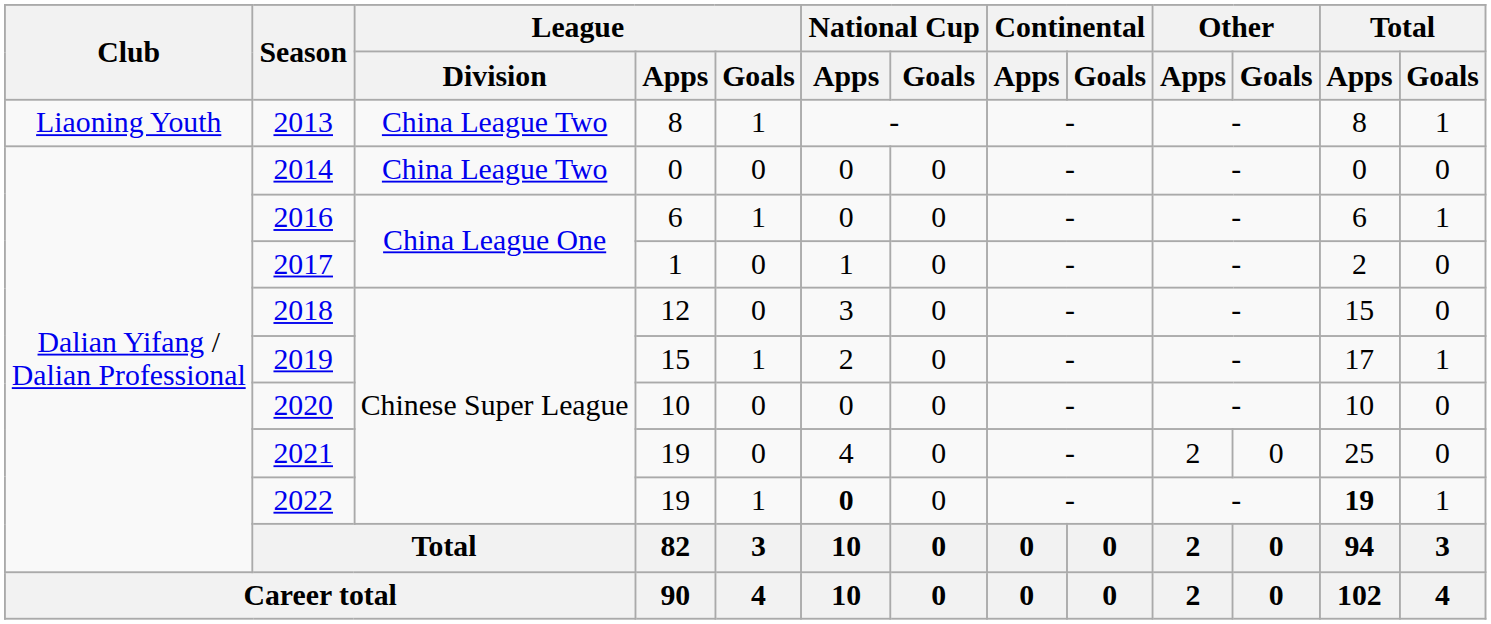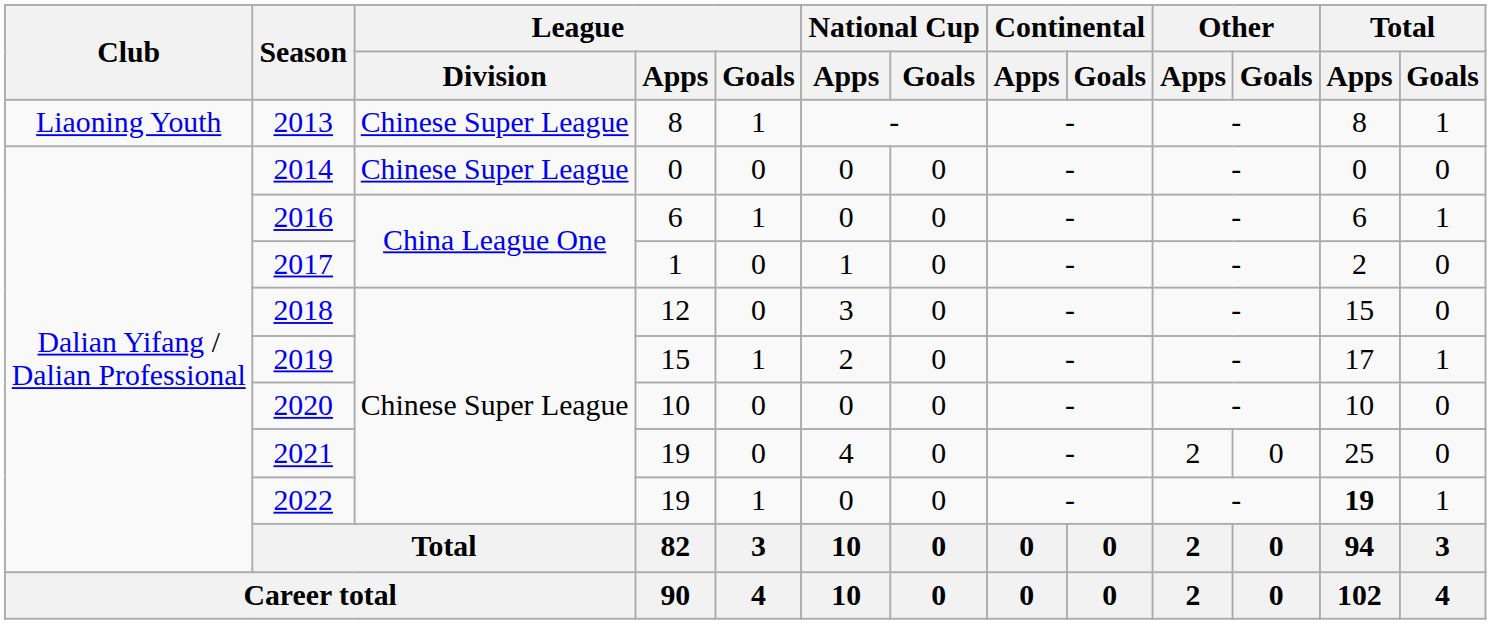(495, 122) China League Two -> (495, 122) Chinese Super League
(495, 169) China League Two -> (495, 169) Chinese Super League
(846, 500) bold -> (846, 500) normal
